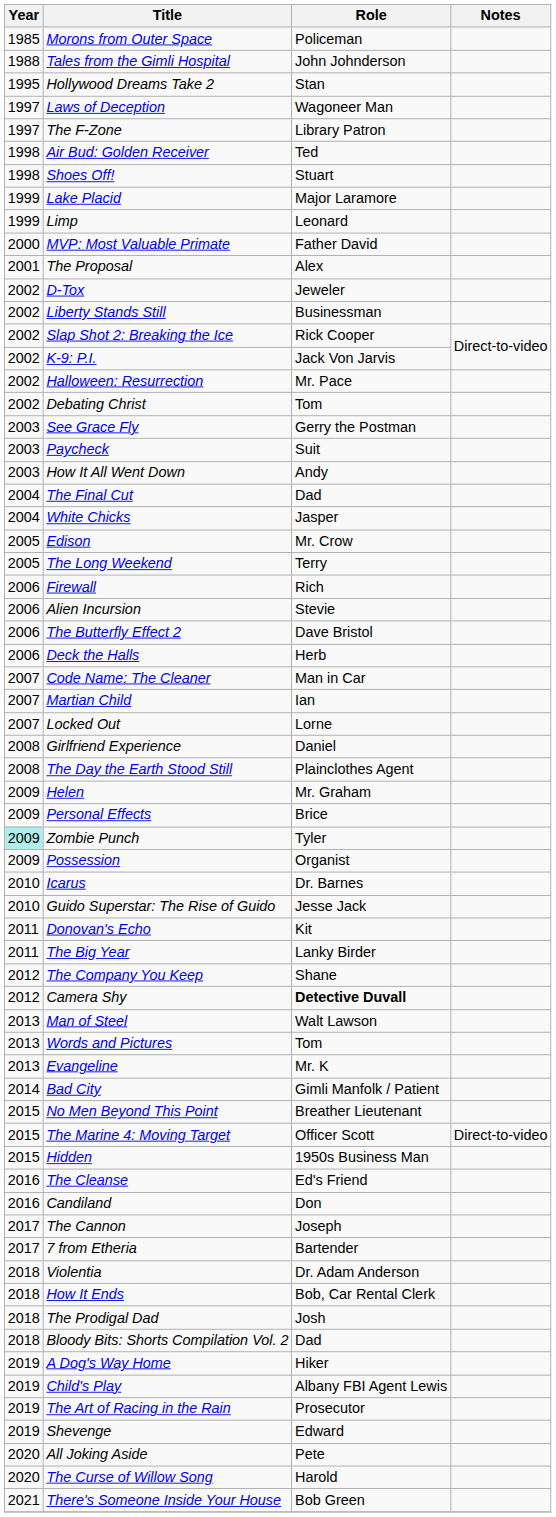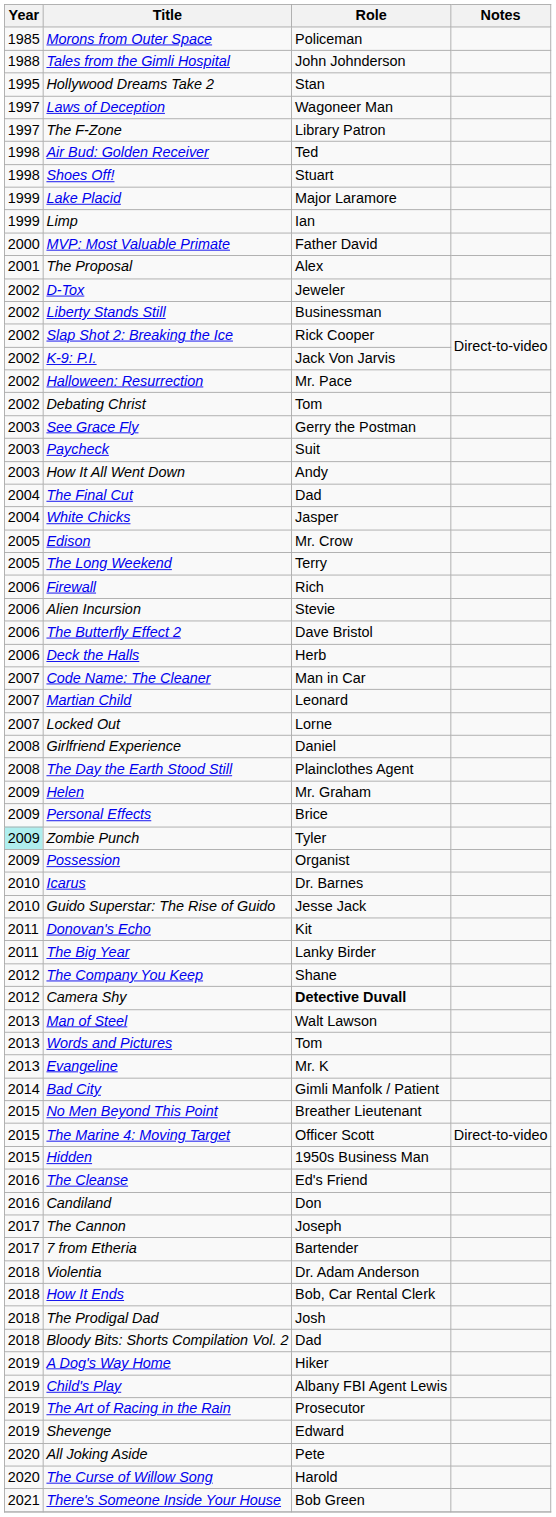(321, 221) Leonard -> (305, 221) Ian
(305, 701) Ian -> (321, 701) Leonard
